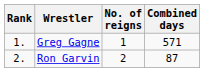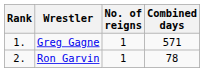(123, 59) 2 -> (123, 59) 1
(172, 59) 87 -> (172, 59) 78
